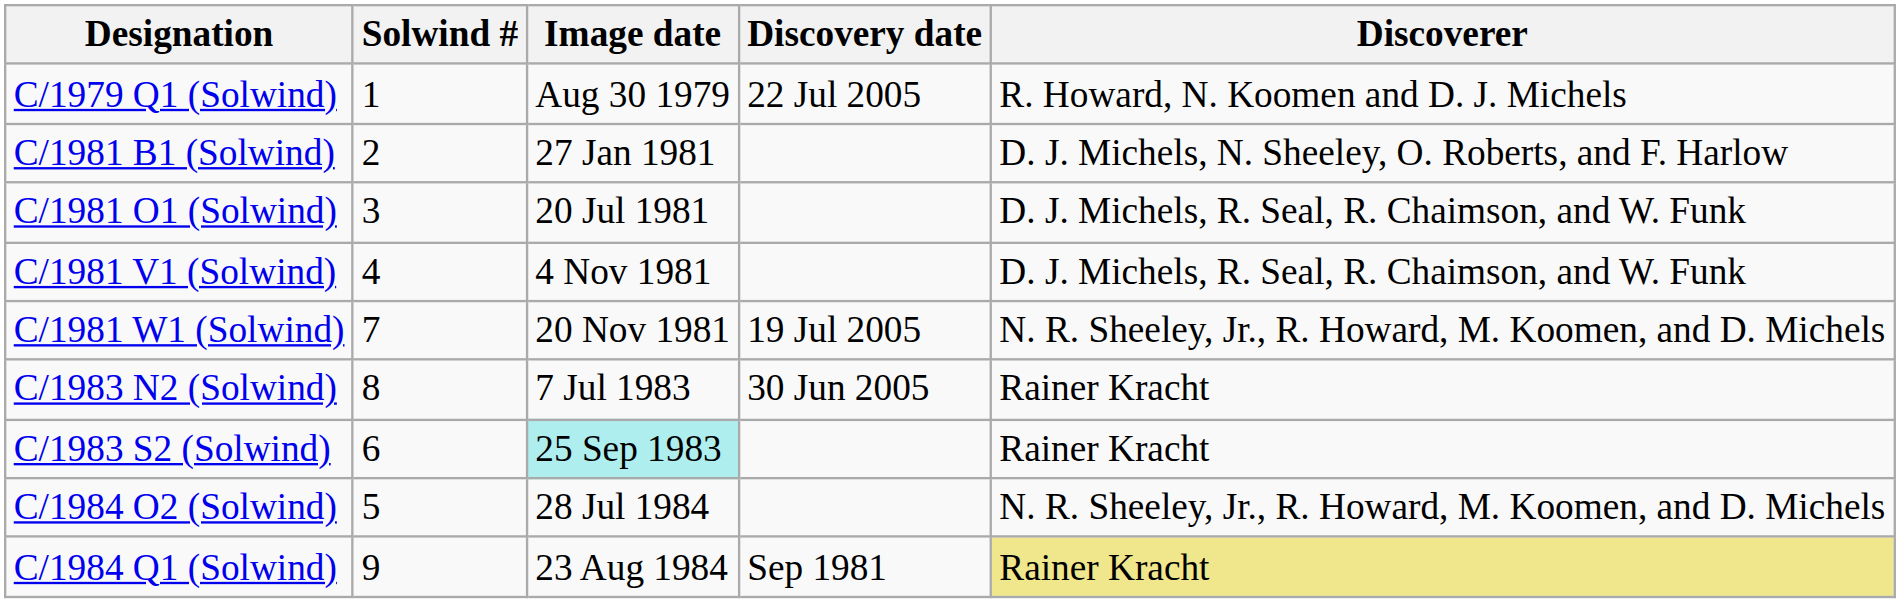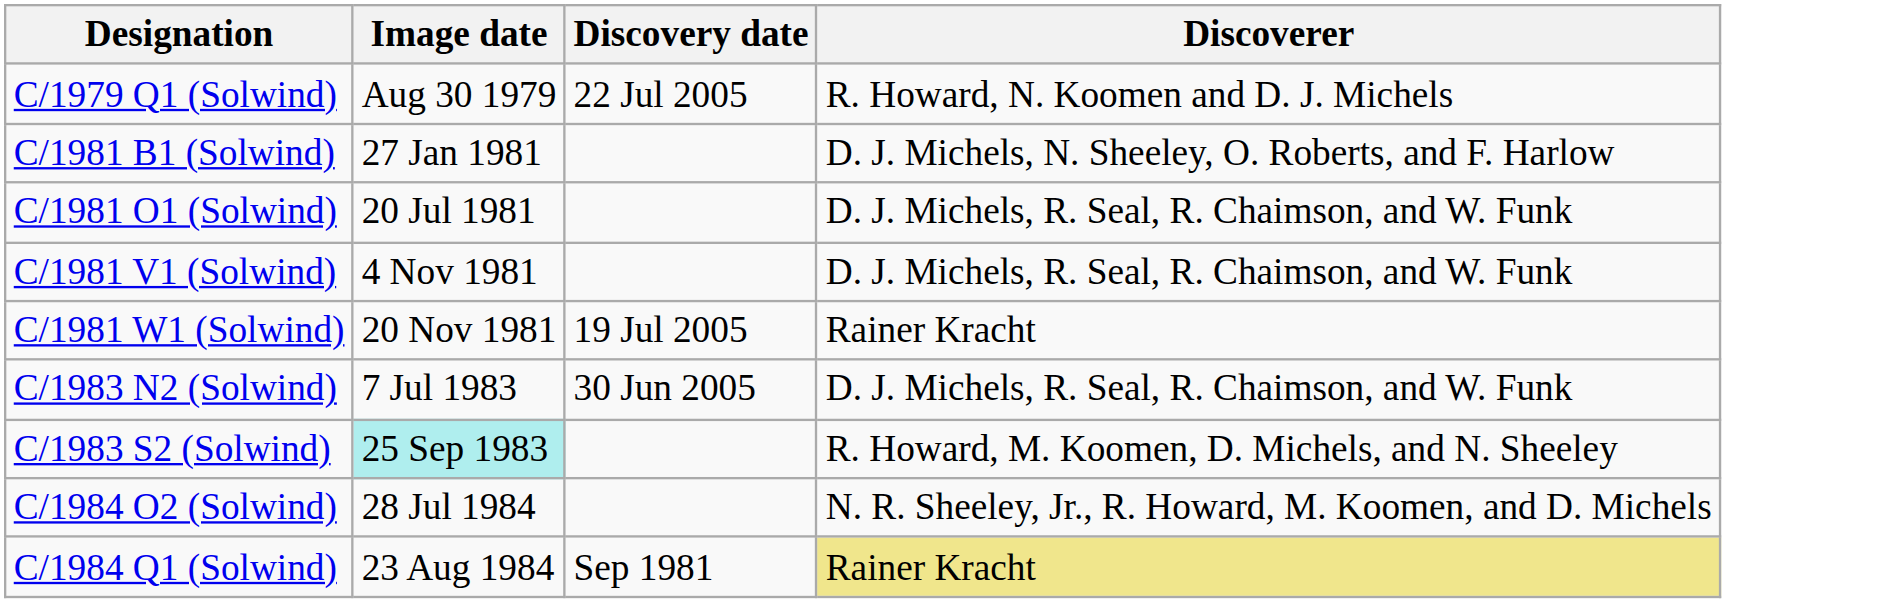- column: (440, 34)
(1442, 329) N. R. Sheeley, Jr., R. Howard, M. Koomen, and D. Michels -> (931, 329) Rainer Kracht
(1104, 388) Rainer Kracht -> (1199, 388) D. J. Michels, R. Seal, R. Chaimson, and W. Funk
(1104, 447) Rainer Kracht -> (1222, 447) R. Howard, M. Koomen, D. Michels, and N. Sheeley
